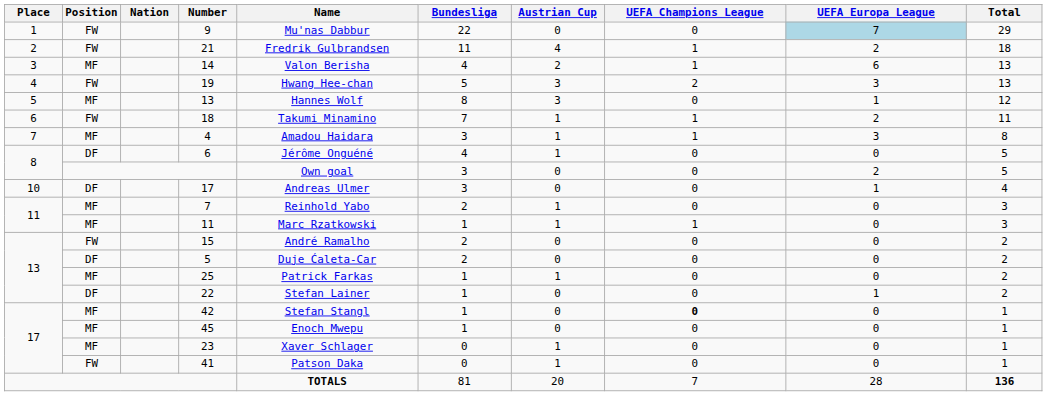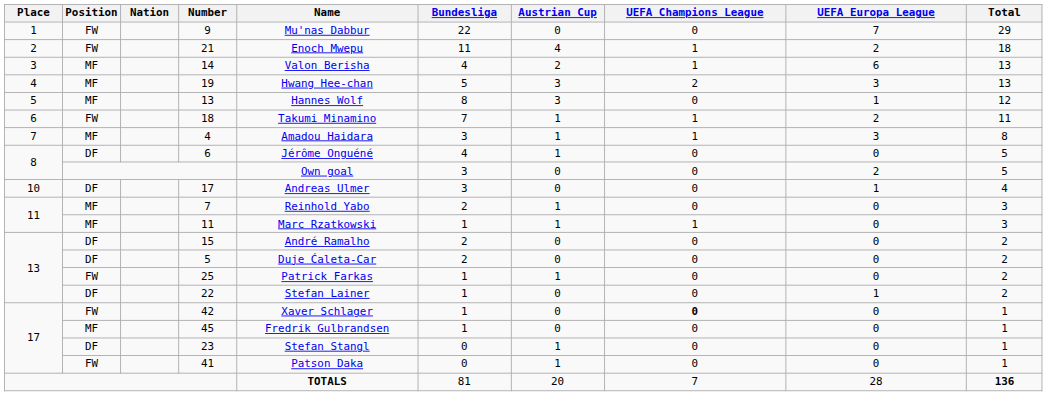(876, 31) lightblue background -> (876, 31) no background
(327, 49) Fredrik Gulbrandsen -> (327, 49) Enoch Mwepu
(91, 84) FW -> (91, 84) MF
(91, 242) FW -> (91, 242) DF
(91, 277) MF -> (91, 277) FW
(91, 312) MF -> (91, 312) FW
(327, 312) Stefan Stangl -> (327, 312) Xaver Schlager
(327, 329) Enoch Mwepu -> (327, 329) Fredrik Gulbrandsen
(91, 347) MF -> (91, 347) DF
(327, 347) Xaver Schlager -> (327, 347) Stefan Stangl
